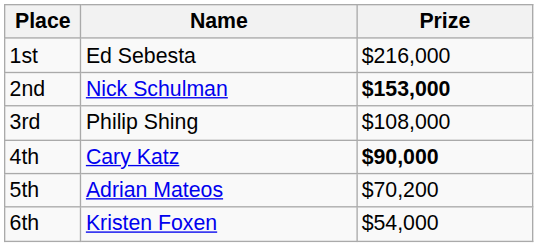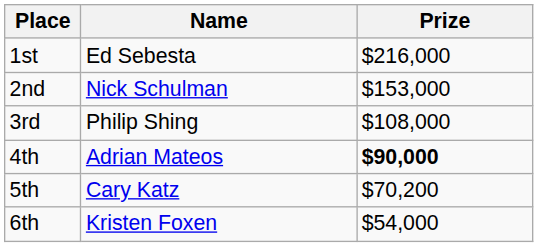(406, 88) bold -> (406, 88) normal
(133, 156) Cary Katz -> (154, 156) Adrian Mateos
(154, 190) Adrian Mateos -> (133, 190) Cary Katz
